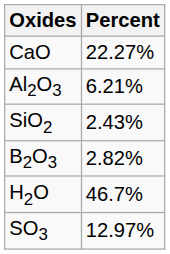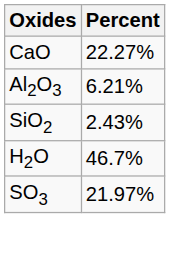- row: (33, 159)
(120, 230) 12.97% -> (120, 194) 21.97%
